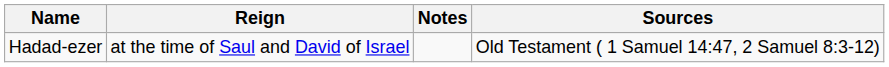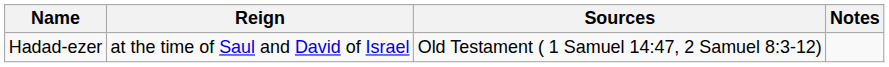columns swapped: (443, 18) <-> (678, 18)
